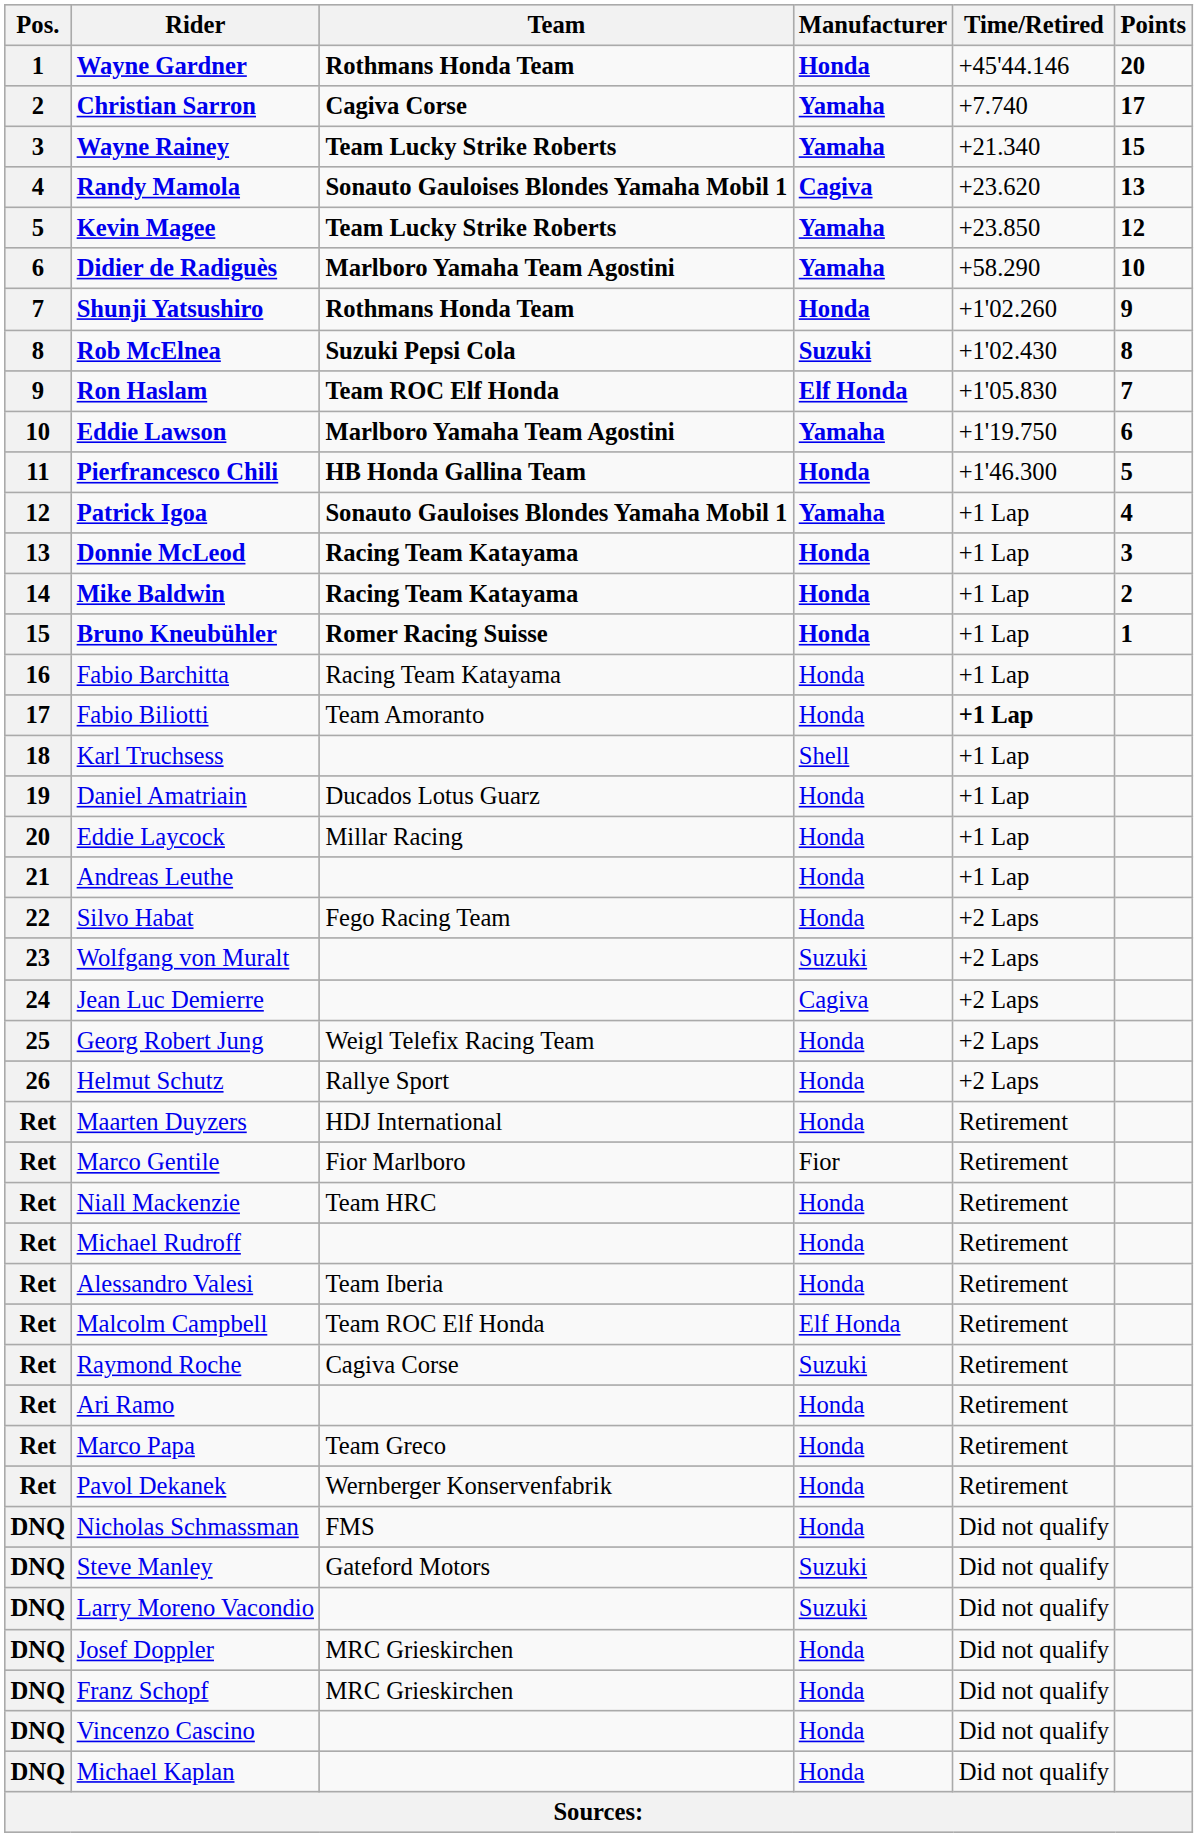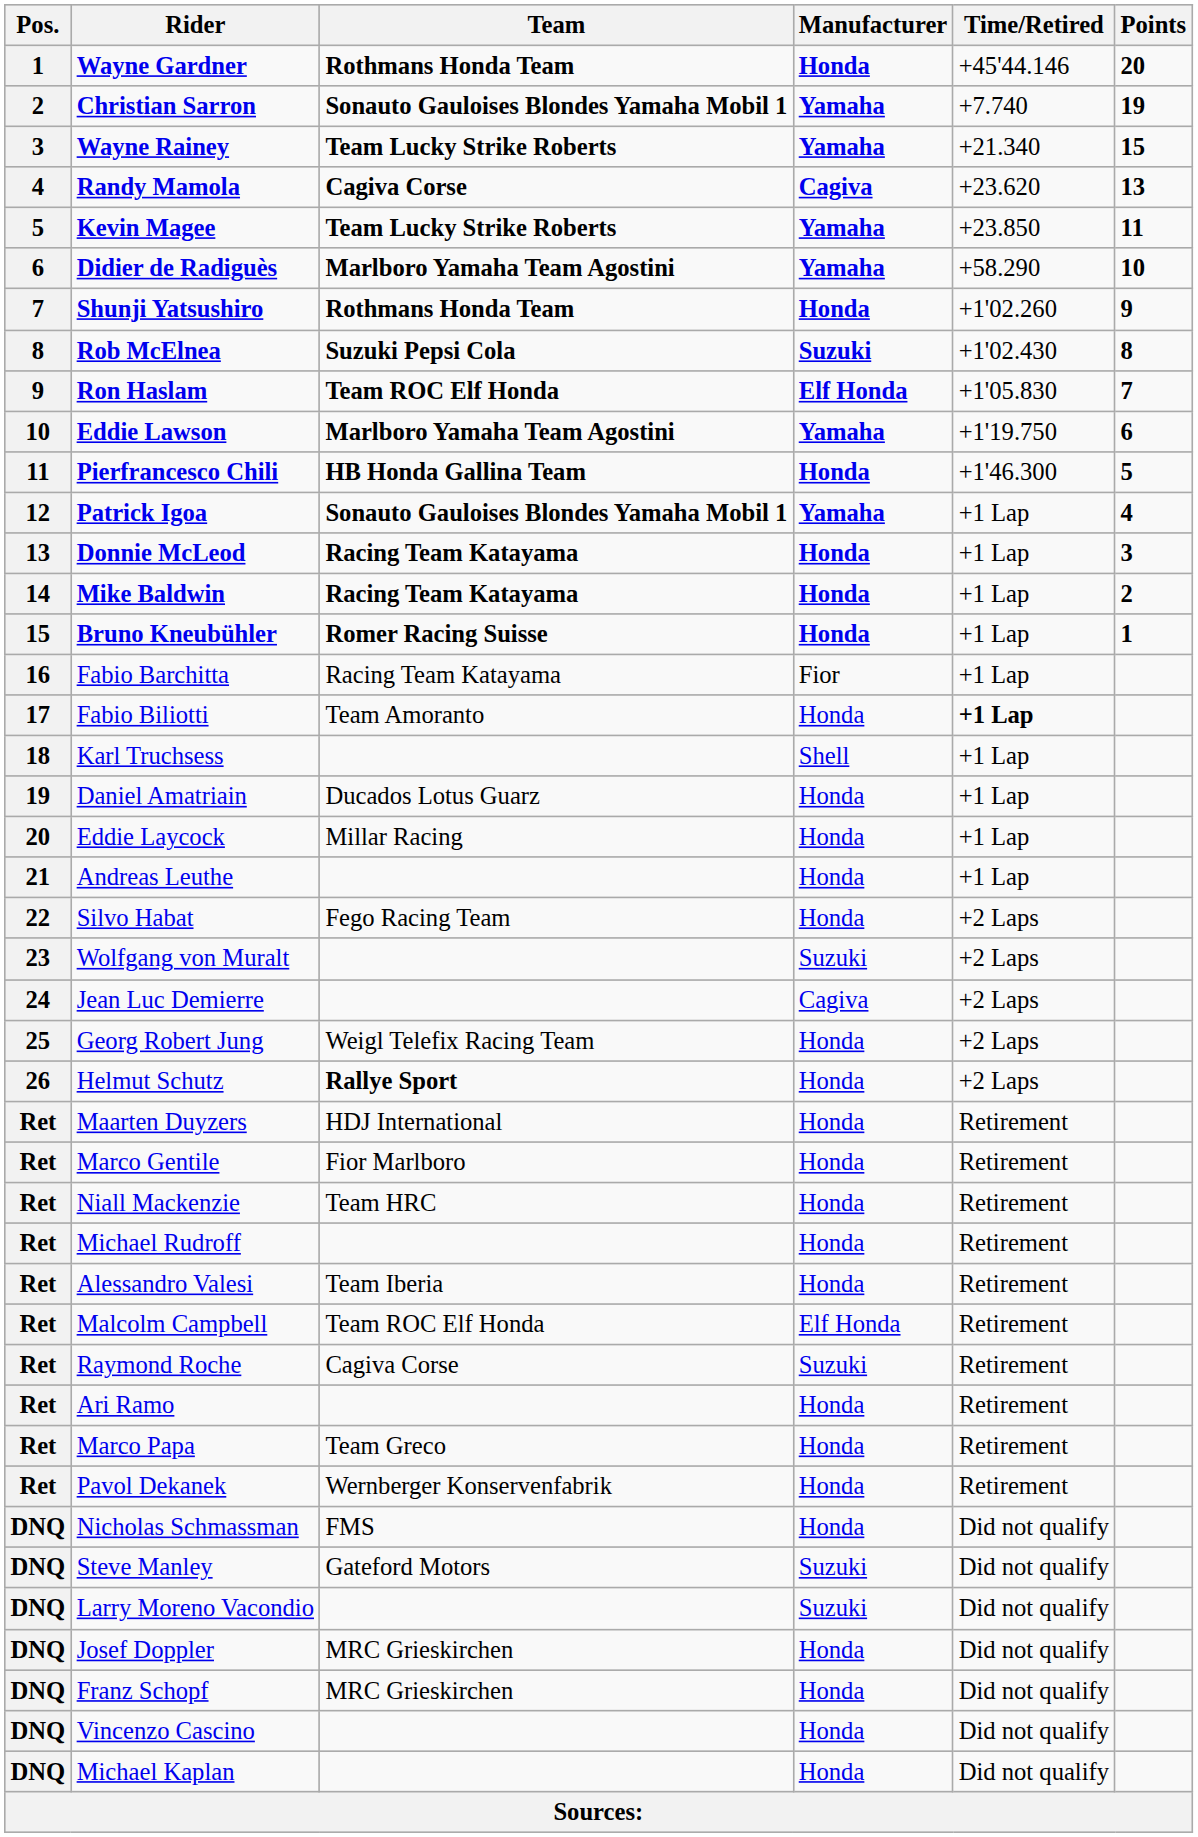(396, 106) Cagiva Corse -> (556, 106) Sonauto Gauloises Blondes Yamaha Mobil 1
(1133, 106) 17 -> (1133, 106) 19
(556, 187) Sonauto Gauloises Blondes Yamaha Mobil 1 -> (396, 187) Cagiva Corse
(1133, 227) 12 -> (1132, 227) 11
(832, 674) Honda -> (819, 674) Fior
(387, 1080) normal -> (391, 1080) bold
(819, 1161) Fior -> (832, 1161) Honda
